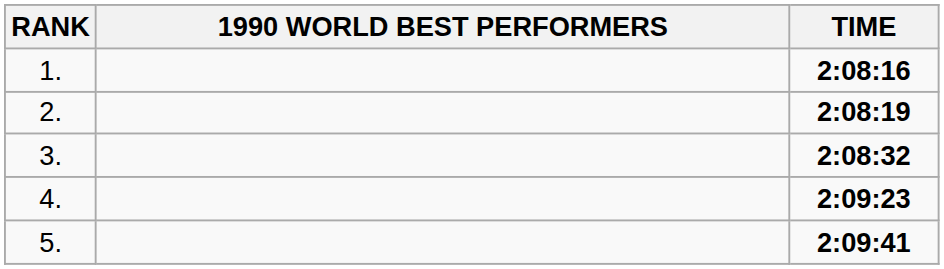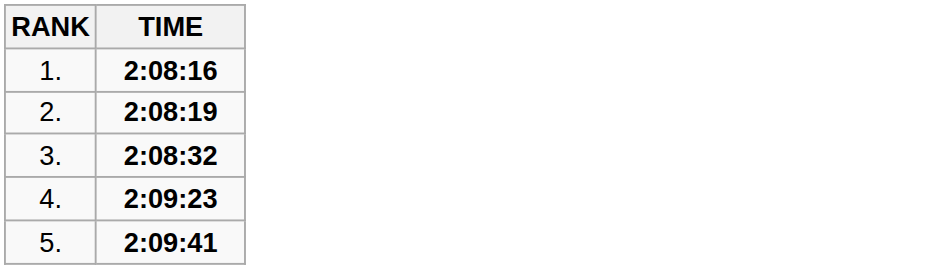- column: (443, 27)
